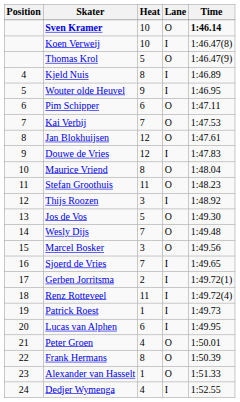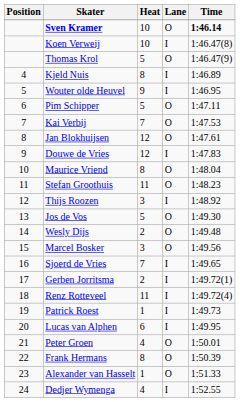(142, 106) 6 -> (142, 106) 5
(142, 232) 7 -> (142, 232) 2
